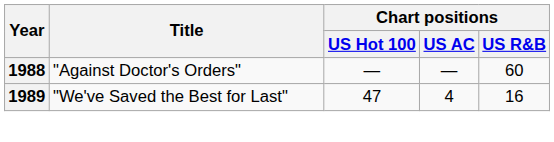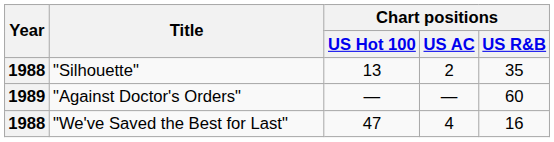+ row: (96, 70)
(27, 70) 1988 -> (27, 96) 1989
(27, 96) 1989 -> (27, 123) 1988
